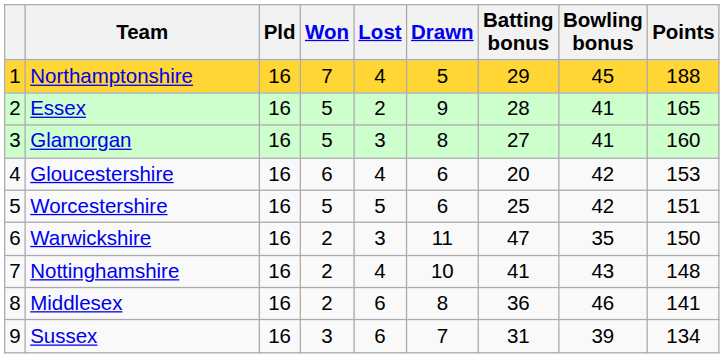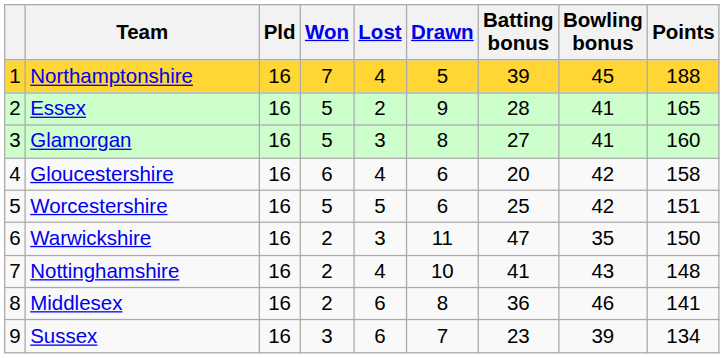(518, 76) 29 -> (518, 76) 39
(683, 173) 153 -> (683, 173) 158
(518, 336) 31 -> (518, 336) 23
